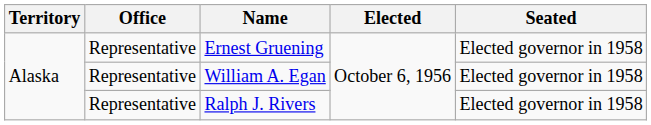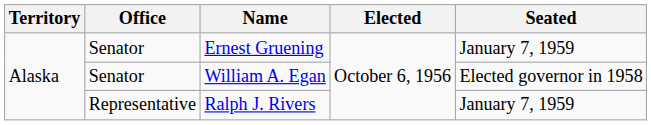(142, 47) Representative -> (116, 47) Senator
(551, 47) Elected governor in 1958 -> (517, 47) January 7, 1959
(142, 76) Representative -> (116, 76) Senator
(551, 104) Elected governor in 1958 -> (517, 104) January 7, 1959
